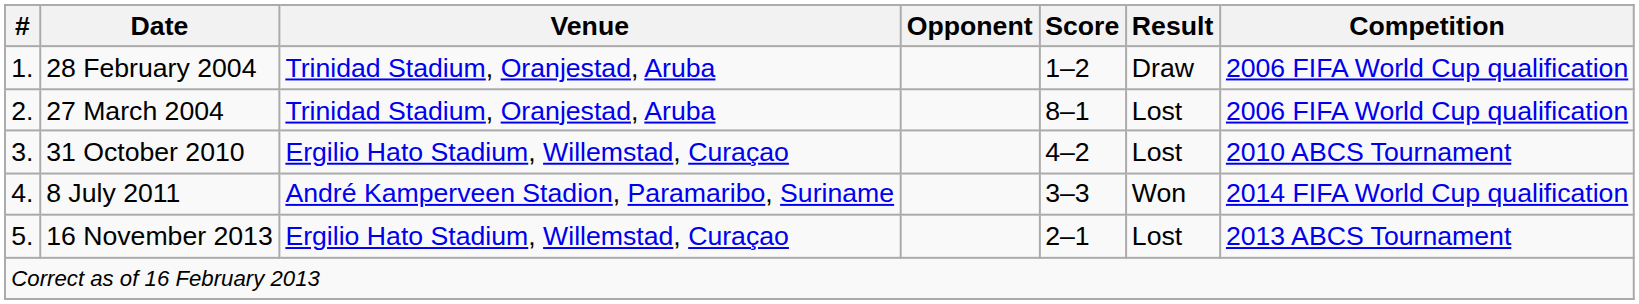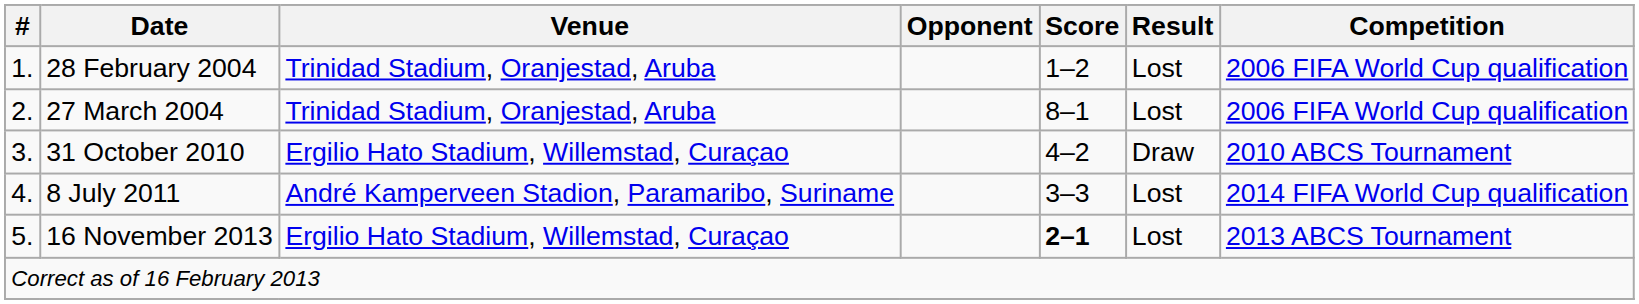(1163, 68) Draw -> (1157, 68) Lost
(1157, 152) Lost -> (1163, 152) Draw
(1159, 194) Won -> (1157, 194) Lost
(1067, 236) normal -> (1067, 236) bold
